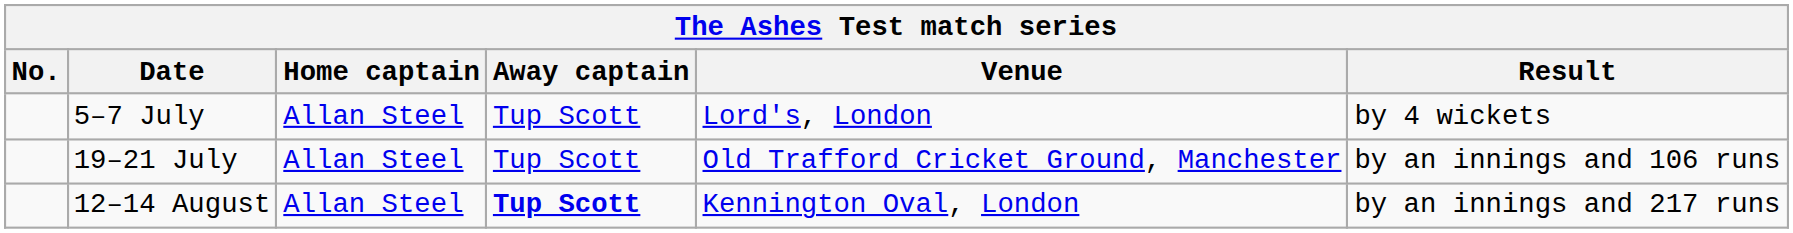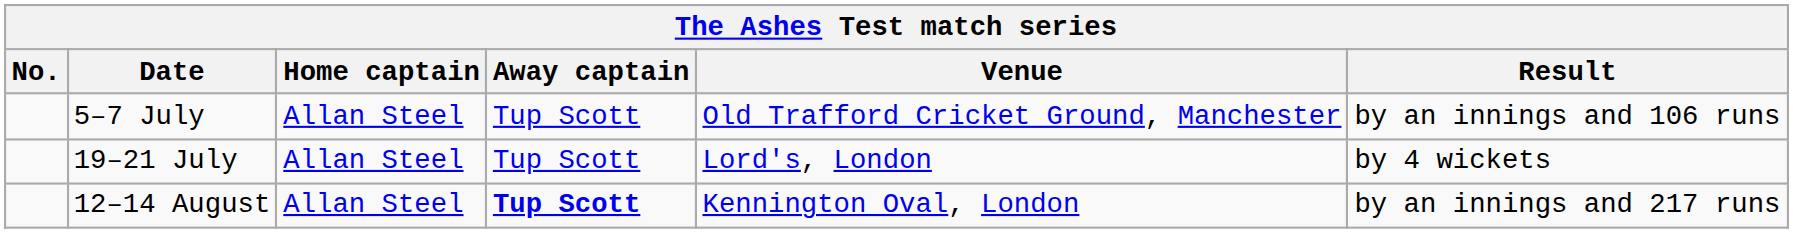(817, 116) Lord's, London -> (1022, 116) Old Trafford Cricket Ground, Manchester
(1453, 116) by 4 wickets -> (1567, 116) by an innings and 106 runs
(1022, 161) Old Trafford Cricket Ground, Manchester -> (817, 161) Lord's, London
(1567, 161) by an innings and 106 runs -> (1453, 161) by 4 wickets
